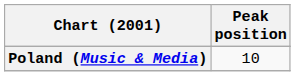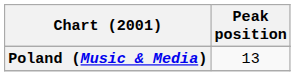(251, 59) 10 -> (251, 59) 13
